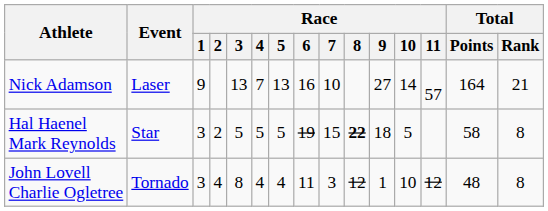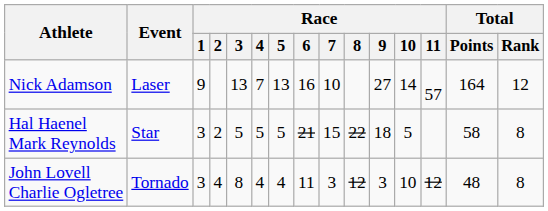(520, 84) 21 -> (520, 84) 12
(306, 133) 19 -> (306, 133) 21
(357, 133) bold -> (357, 133) normal
(382, 182) 1 -> (382, 182) 3
